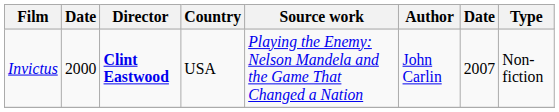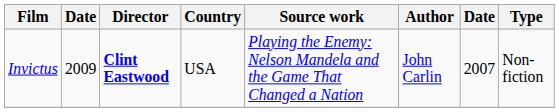(81, 68) 2000 -> (81, 68) 2009
